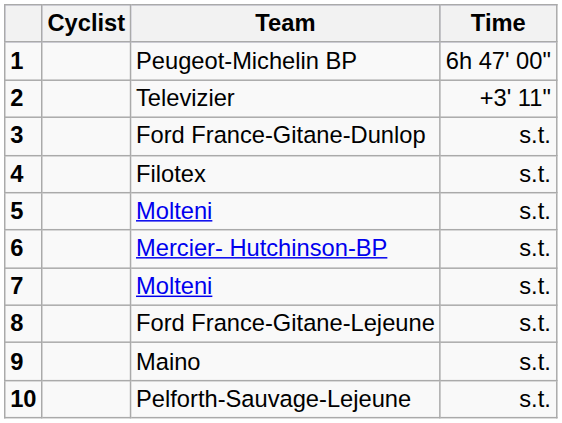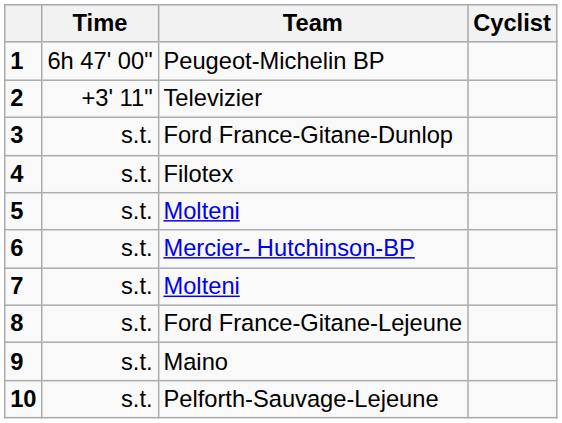columns swapped: (86, 23) <-> (498, 23)
